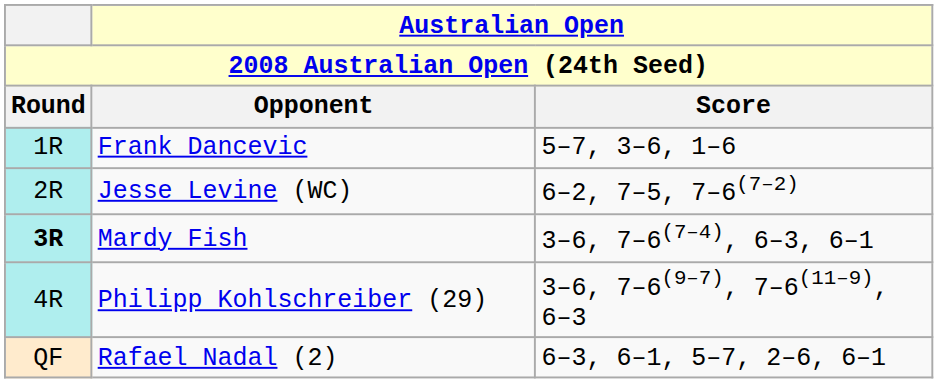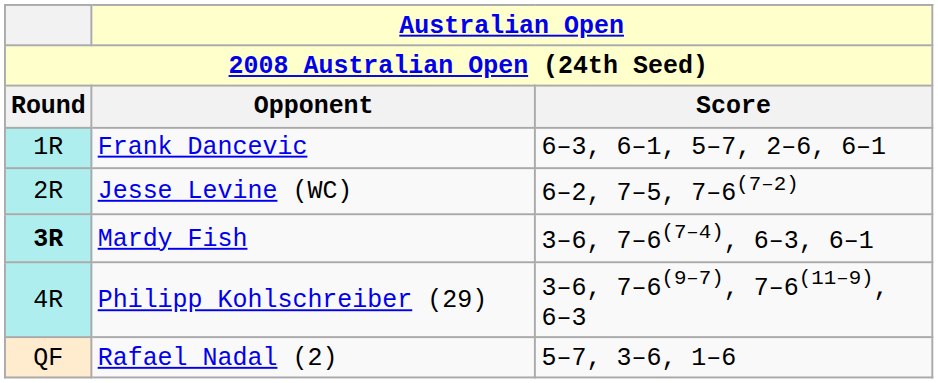(639, 147) 5–7, 3–6, 1–6 -> (714, 147) 6–3, 6–1, 5–7, 2–6, 6–1
(714, 358) 6–3, 6–1, 5–7, 2–6, 6–1 -> (639, 358) 5–7, 3–6, 1–6
